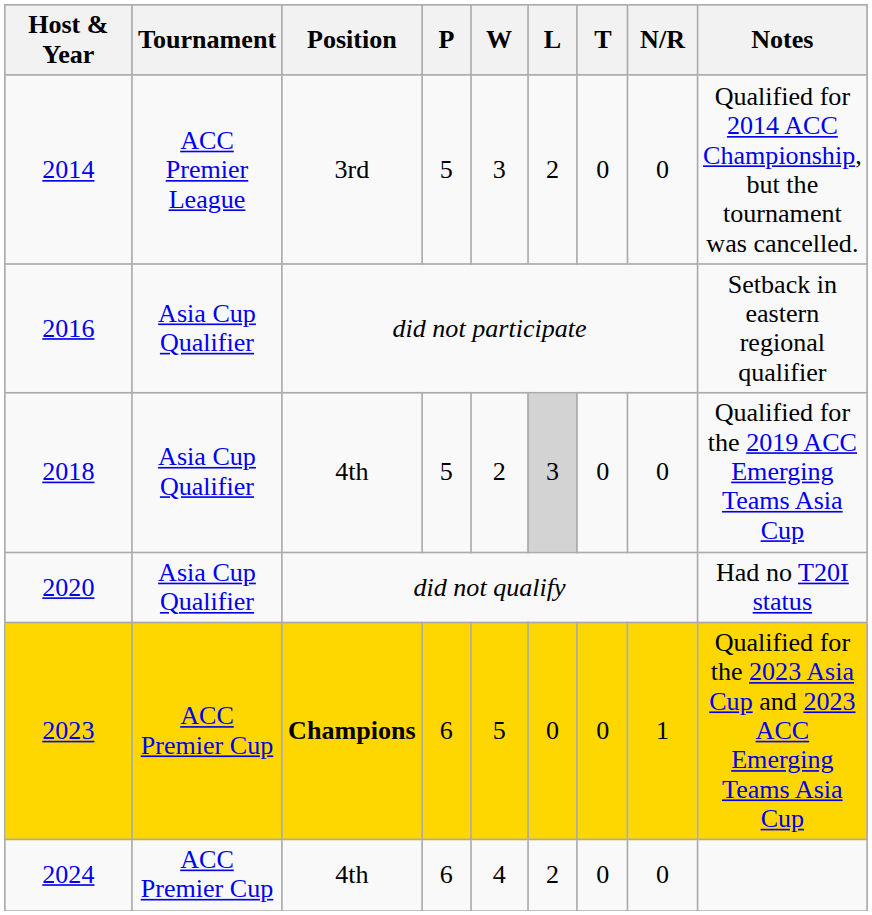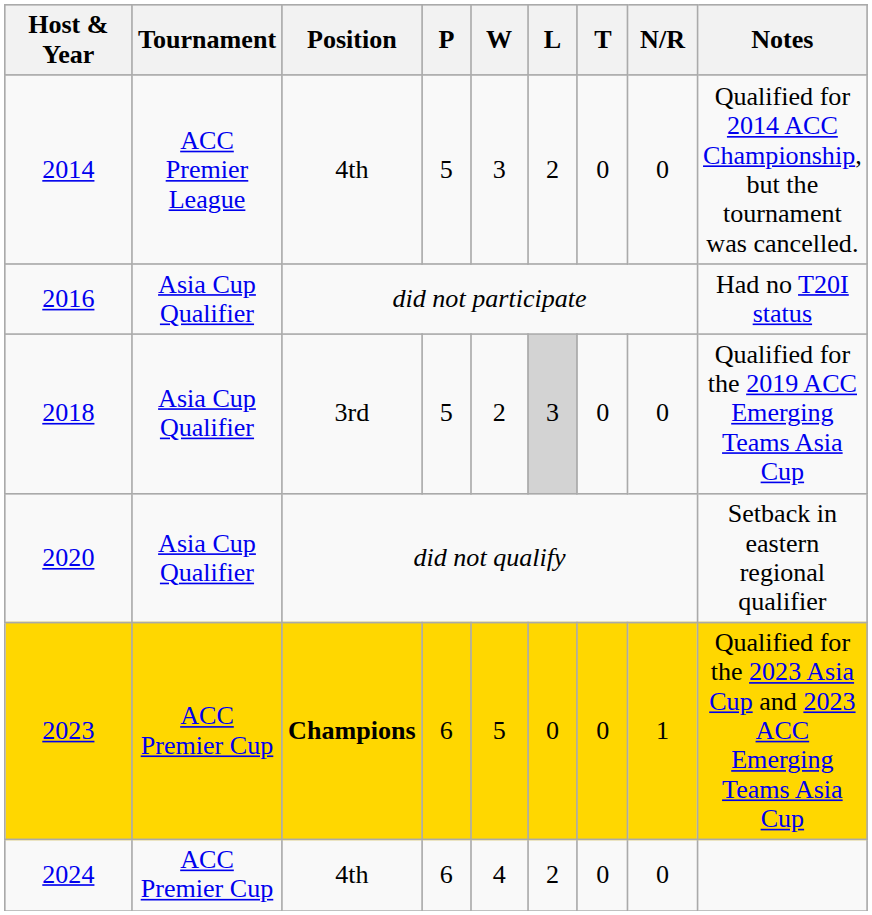(352, 169) 3rd -> (352, 169) 4th
(782, 327) Setback in eastern regional qualifier -> (782, 298) Had no T20I status
(352, 472) 4th -> (352, 413) 3rd
(782, 586) Had no T20I status -> (782, 557) Setback in eastern regional qualifier
